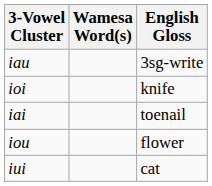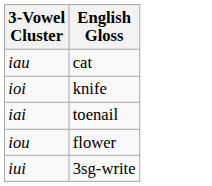- column: (103, 27)
(172, 62) 3sg-write -> (82, 62) cat
(150, 168) cat -> (104, 168) 3sg-write
